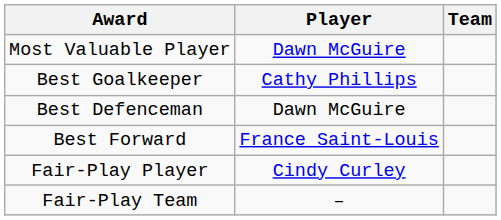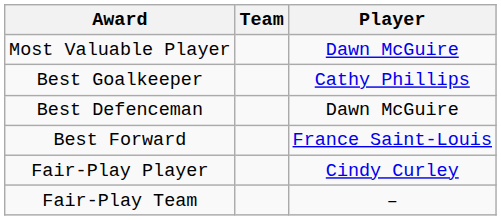columns swapped: (339, 20) <-> (470, 20)
